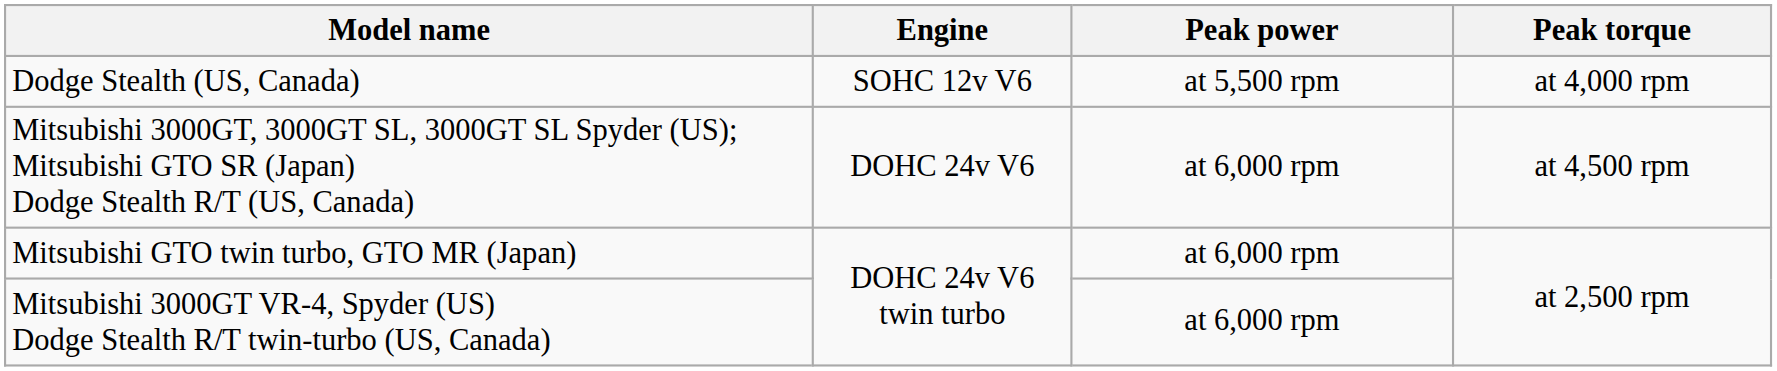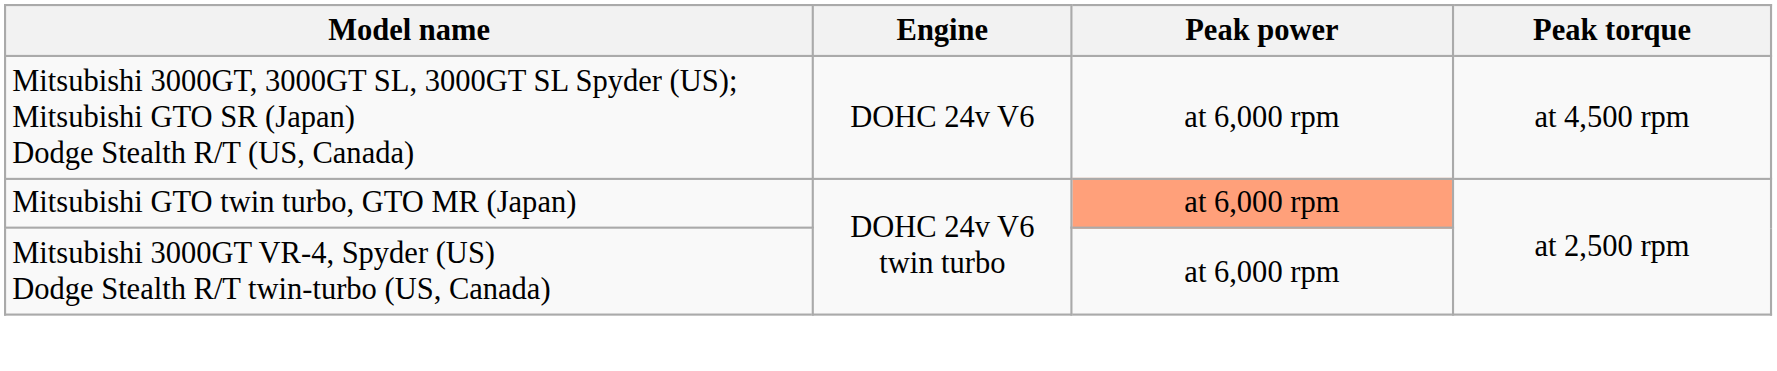- row: (186, 80)
(1262, 253) no background -> (1262, 202) lightsalmon background
